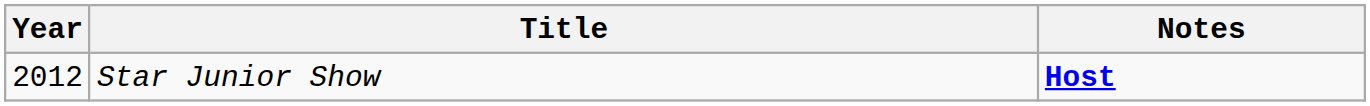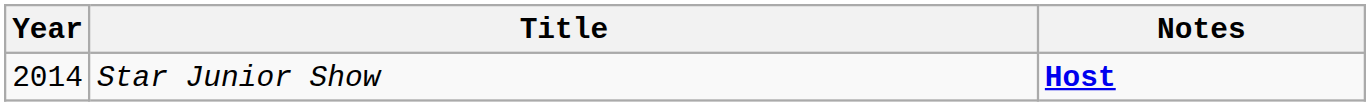(48, 77) 2012 -> (48, 77) 2014
